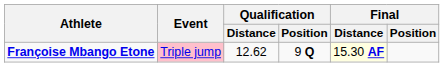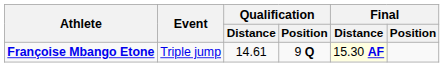(191, 53) pink background -> (191, 53) no background
(251, 53) 12.62 -> (251, 53) 14.61
